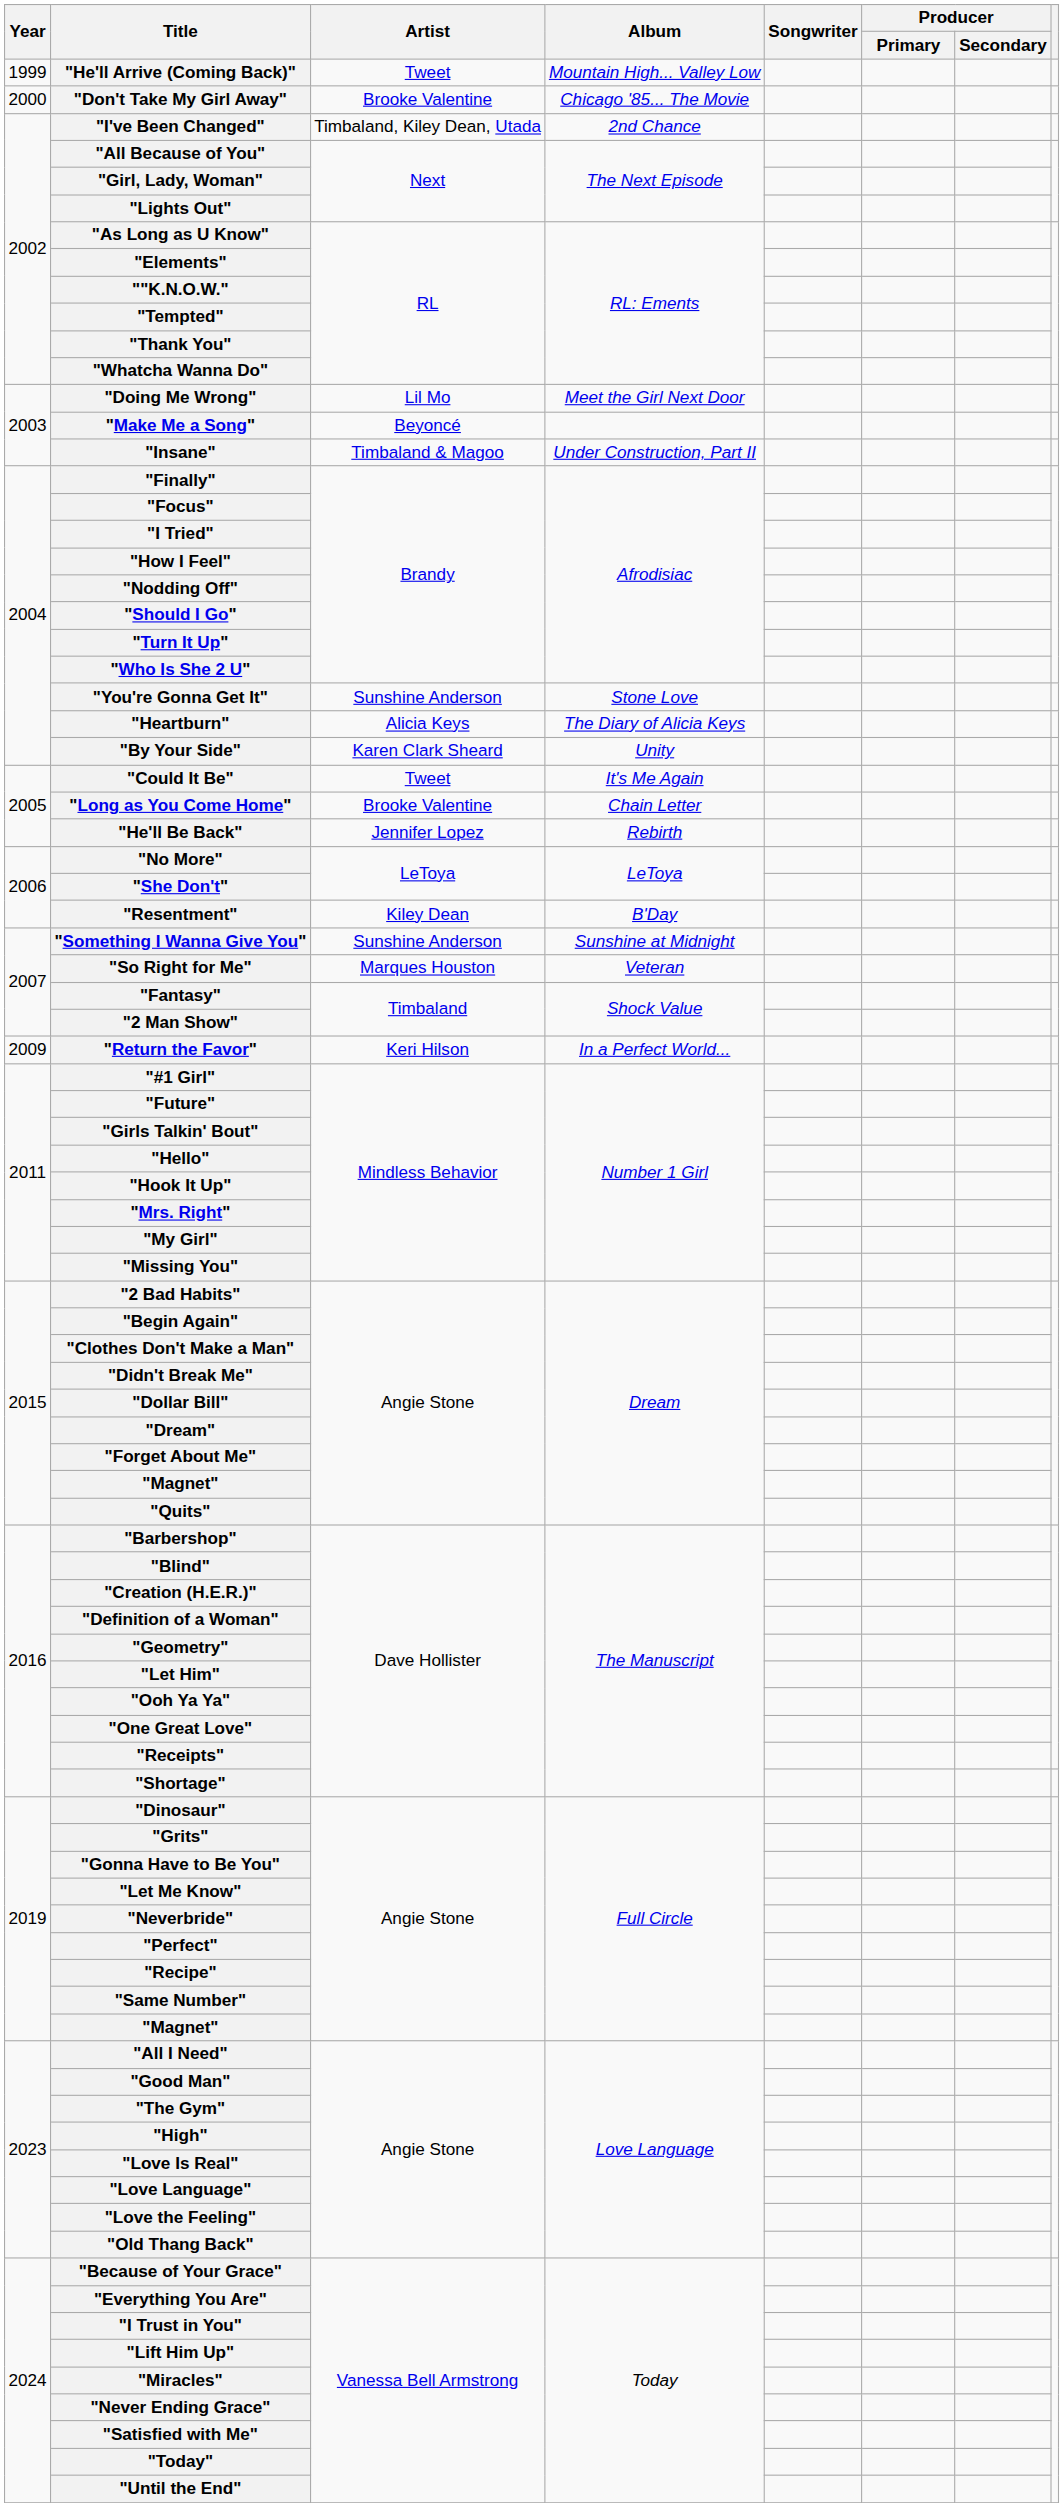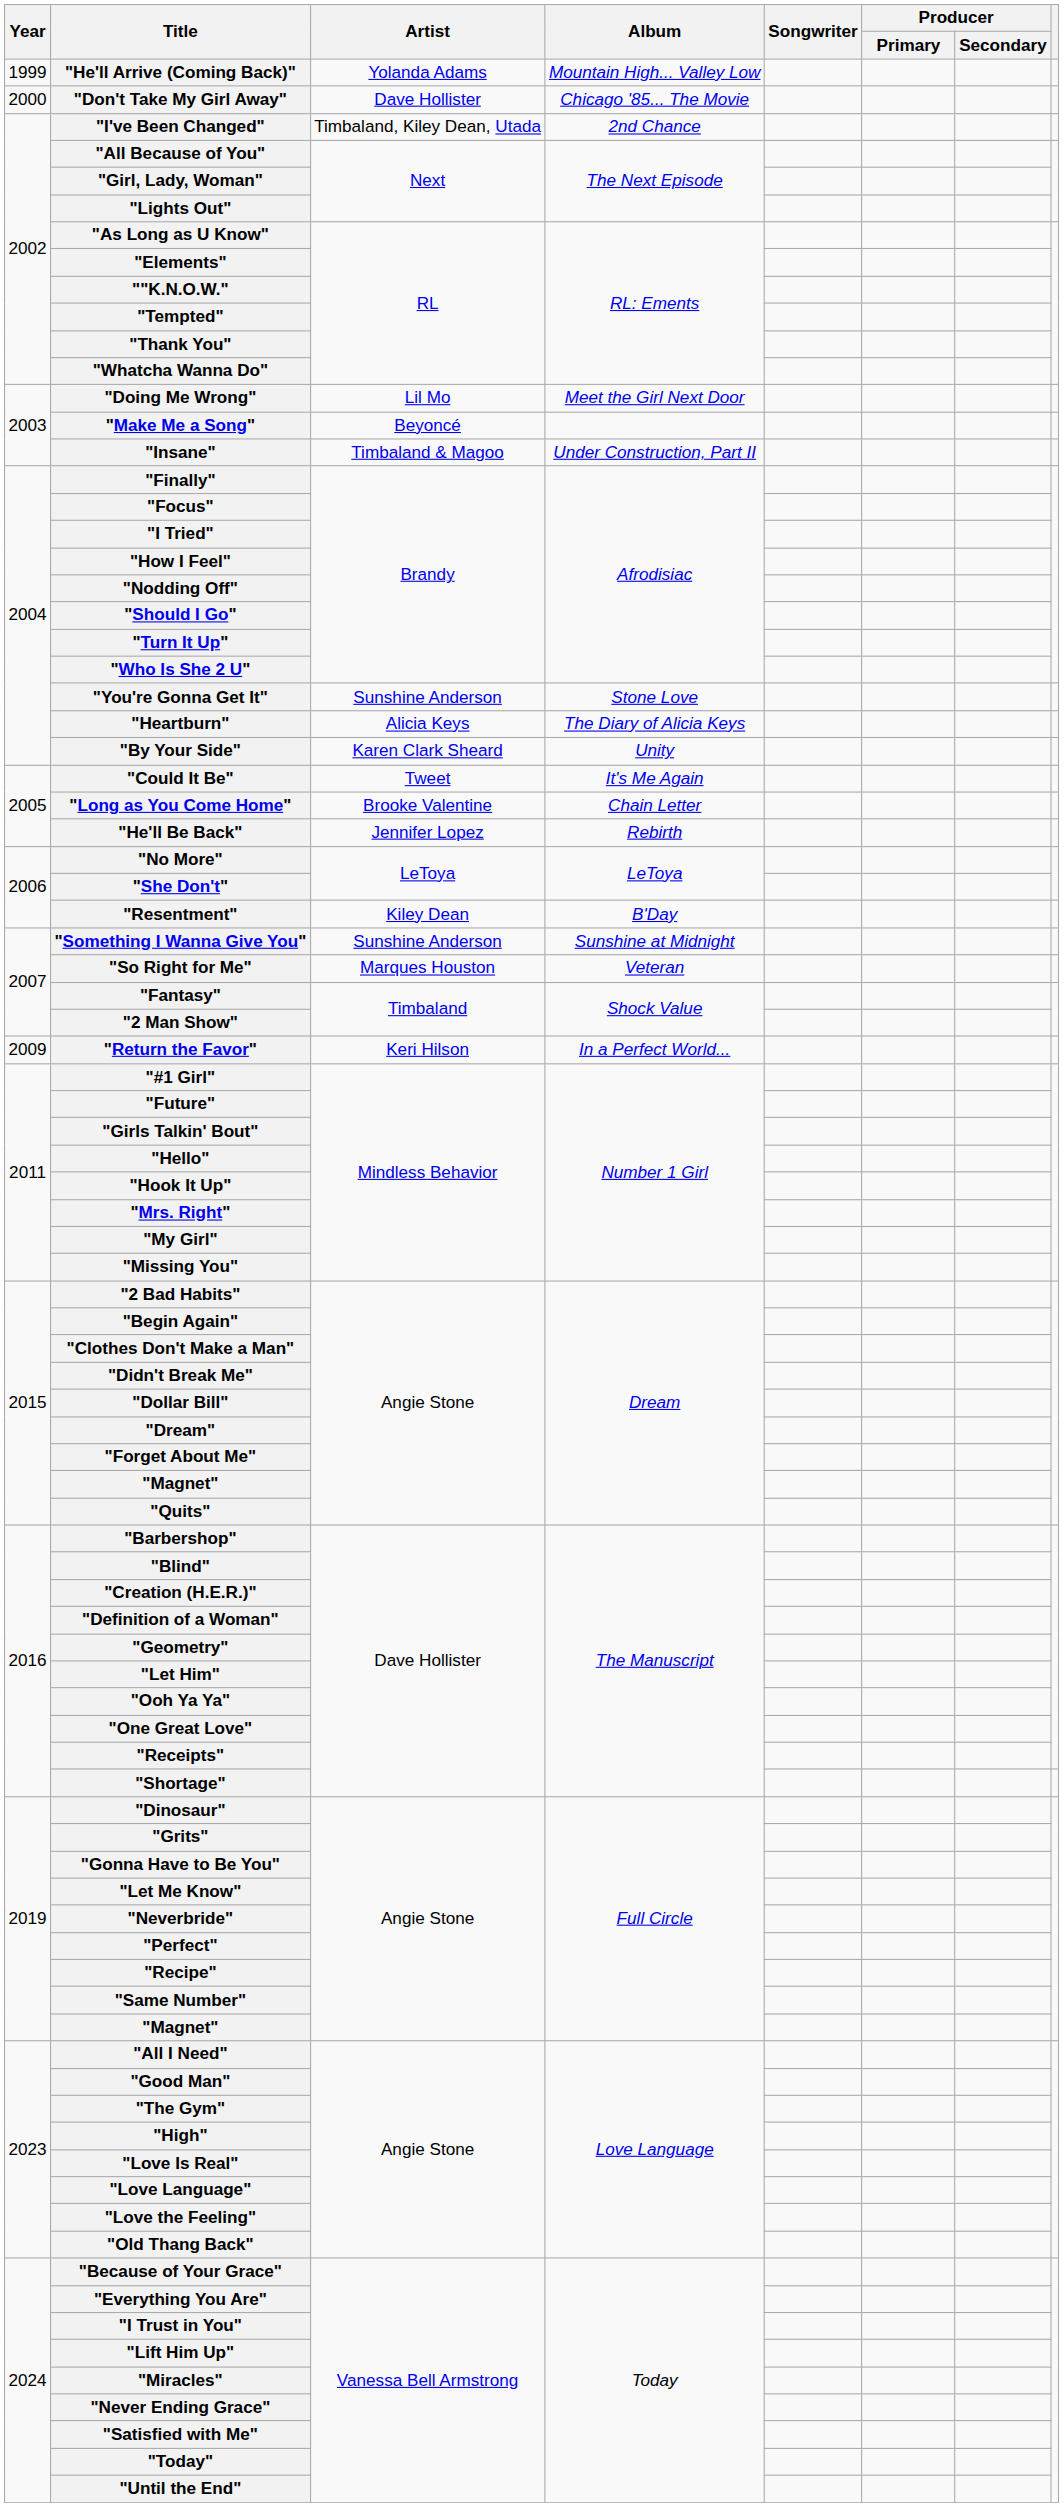(428, 72) Tweet -> (428, 72) Yolanda Adams
(428, 99) Brooke Valentine -> (428, 99) Dave Hollister
